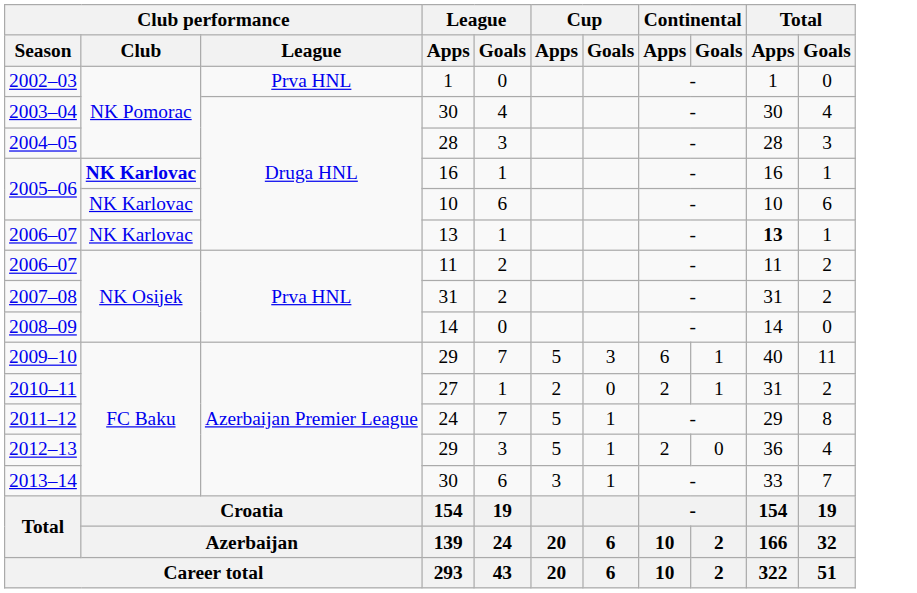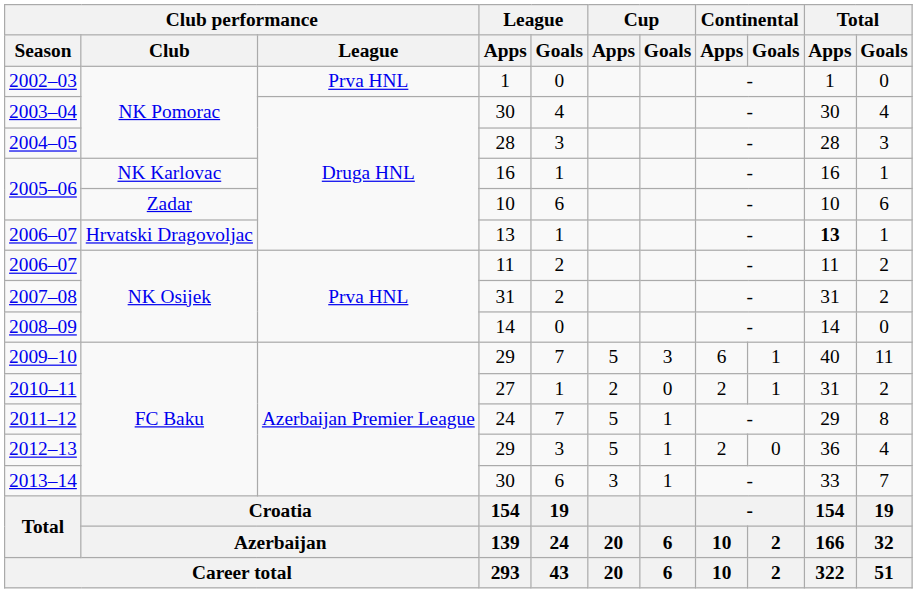(141, 173) bold -> (169, 173) normal
(141, 204) NK Karlovac -> (169, 204) Zadar
(141, 234) NK Karlovac -> (169, 234) Hrvatski Dragovoljac
